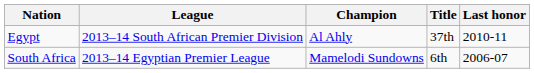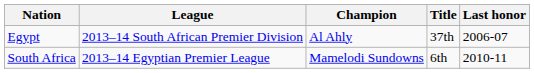(485, 36) 2010-11 -> (485, 36) 2006-07
(485, 57) 2006-07 -> (485, 57) 2010-11
